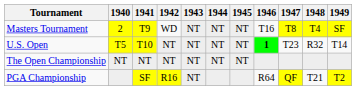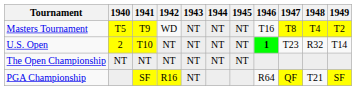(120, 29) 2 -> (120, 29) T5
(339, 29) SF -> (339, 29) T2
(120, 45) T5 -> (120, 45) 2
(339, 77) T2 -> (339, 77) SF
